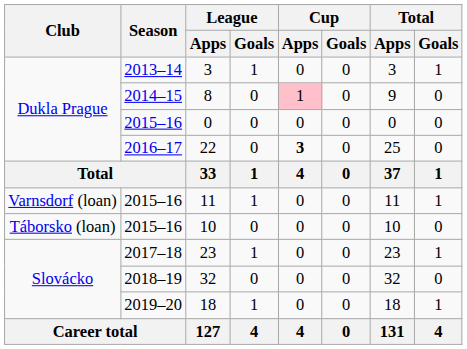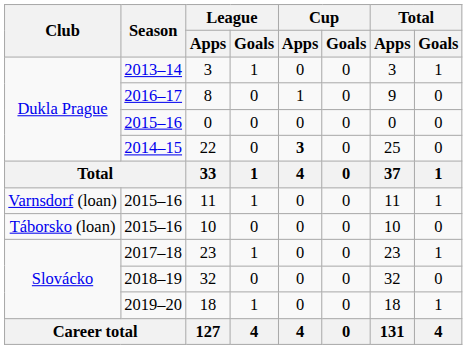(153, 95) 2014–15 -> (153, 95) 2016–17
(300, 95) pink background -> (300, 95) no background
(153, 148) 2016–17 -> (153, 148) 2014–15
